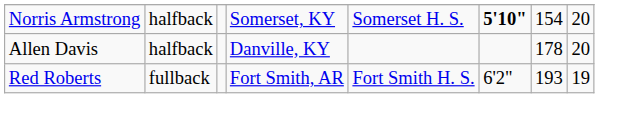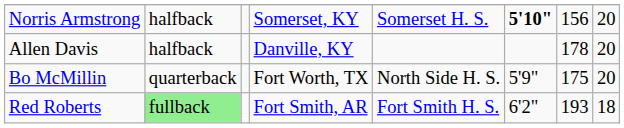(549, 19) 154 -> (575, 19) 156
+ row: (58, 78)
(179, 78) no background -> (179, 107) lightgreen background
(581, 78) 19 -> (606, 107) 18
